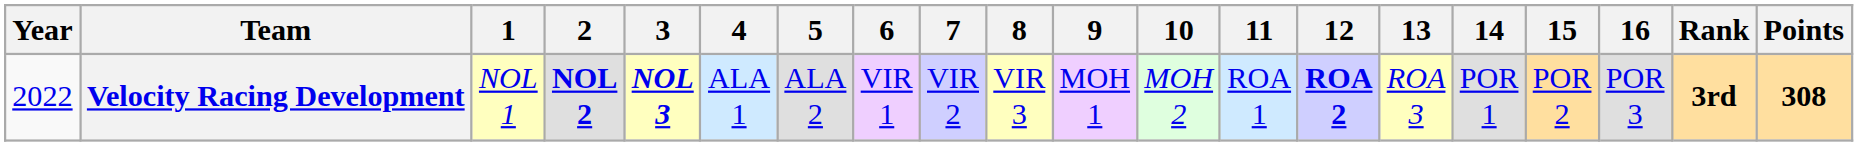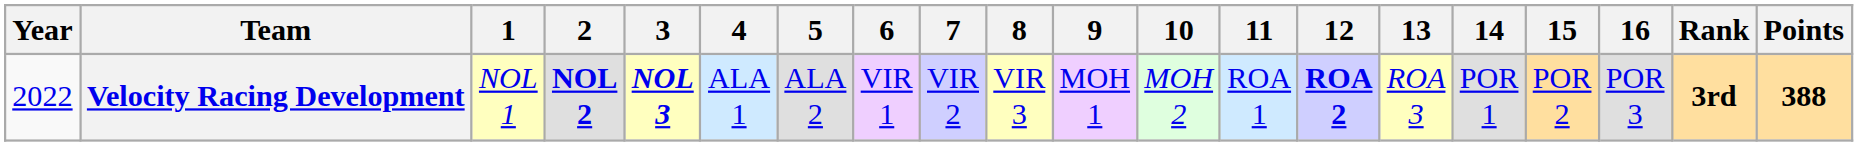(1804, 96) 308 -> (1804, 96) 388
